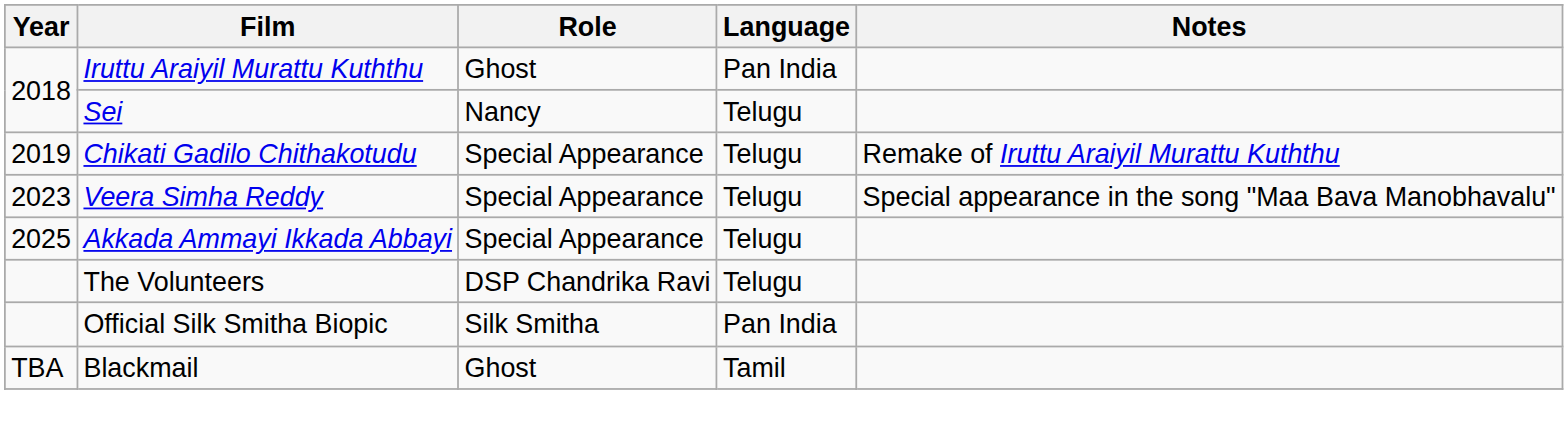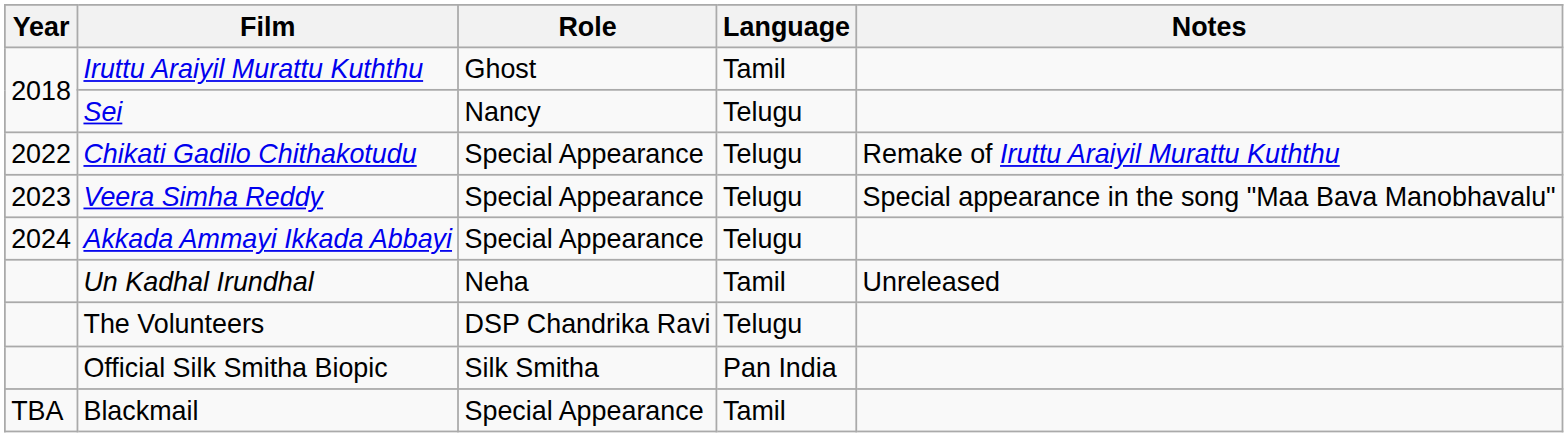(780, 69) Pan India -> (754, 69) Tamil
(41, 154) 2019 -> (41, 154) 2022
(41, 239) 2025 -> (41, 239) 2024
+ row: (199, 282)
(500, 367) Ghost -> (584, 410) Special Appearance
